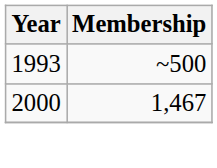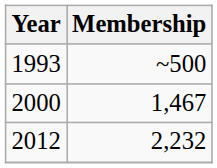+ row: (36, 141)
